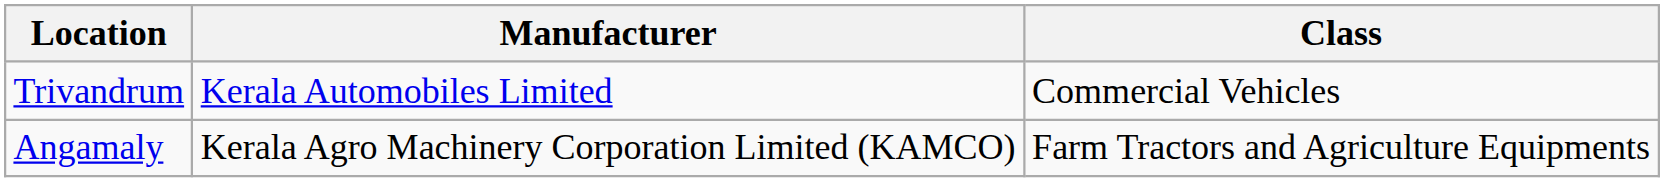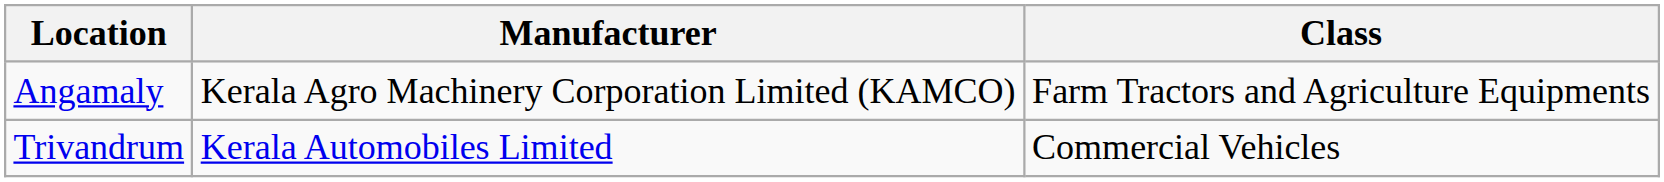rows swapped: (88, 147) <-> (99, 90)
